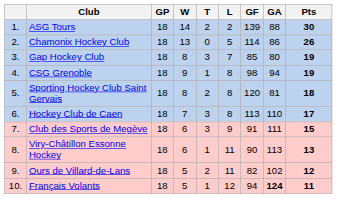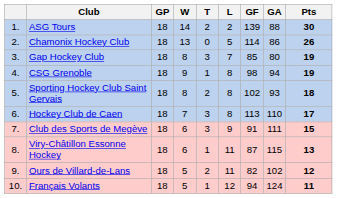(252, 93) 120 -> (252, 93) 102
(274, 93) 81 -> (274, 93) 93
(252, 150) 90 -> (252, 150) 87
(274, 150) 113 -> (274, 150) 115
(274, 185) bold -> (274, 185) normal
